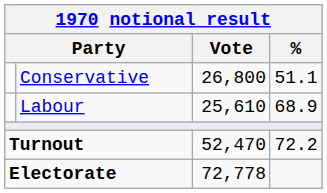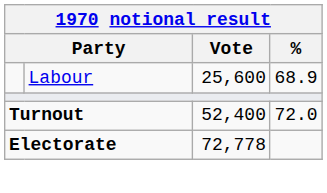- row: (85, 78)
(234, 107) 25,610 -> (234, 78) 25,600
(234, 145) 52,470 -> (234, 116) 52,400
(296, 145) 72.2 -> (296, 116) 72.0
